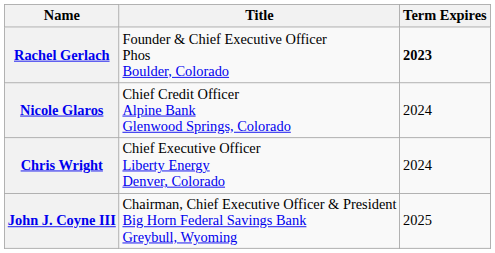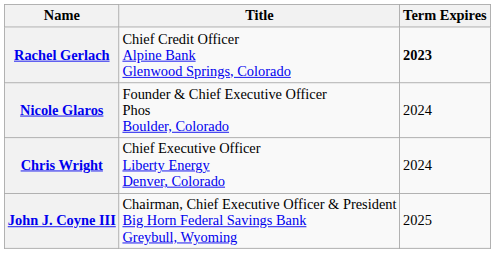(225, 54) Founder & Chief Executive Officer Phos Boulder, Colorado -> (207, 54) Chief Credit Officer Alpine Bank Glenwood Springs, Colorado
(207, 110) Chief Credit Officer Alpine Bank Glenwood Springs, Colorado -> (225, 110) Founder & Chief Executive Officer Phos Boulder, Colorado
